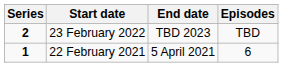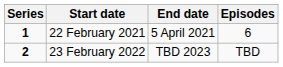rows swapped: (97, 52) <-> (97, 33)
